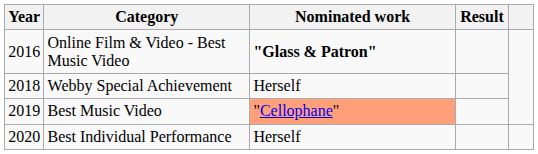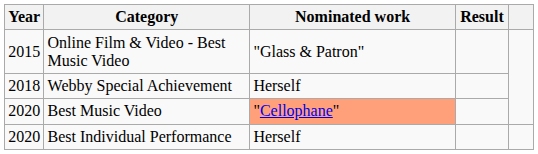(24, 51) 2016 -> (24, 51) 2015
(315, 51) bold -> (309, 51) normal
(24, 111) 2019 -> (24, 111) 2020
